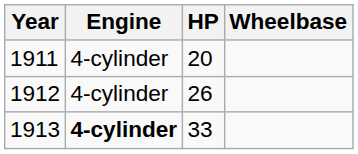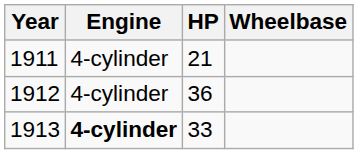(200, 58) 20 -> (200, 58) 21
(200, 93) 26 -> (200, 93) 36
